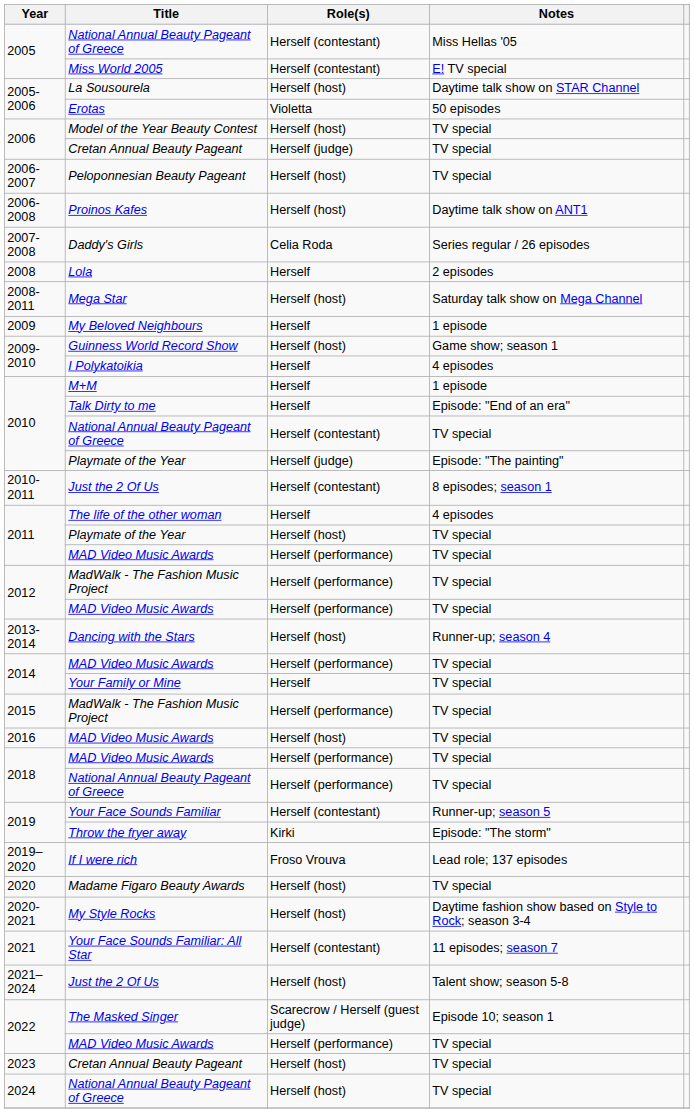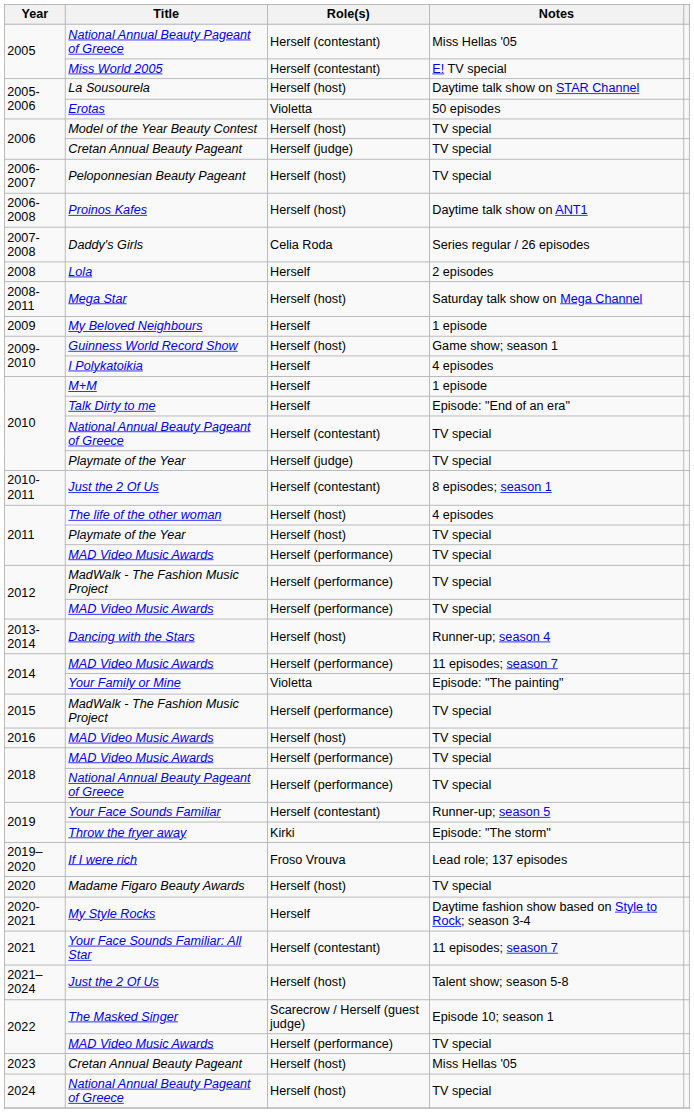(498, 460) Episode: "The painting" -> (462, 460) TV special
(290, 514) Herself -> (308, 514) Herself (host)
(462, 663) TV special -> (495, 663) 11 episodes; season 7
(290, 683) Herself -> (291, 683) Violetta
(462, 683) TV special -> (498, 683) Episode: "The painting"
(308, 913) Herself (host) -> (290, 913) Herself
(462, 1063) TV special -> (475, 1063) Miss Hellas '05
